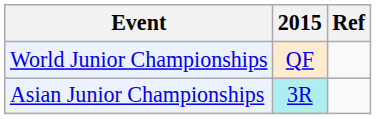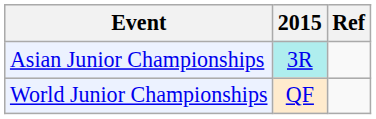rows swapped: (137, 95) <-> (139, 59)
